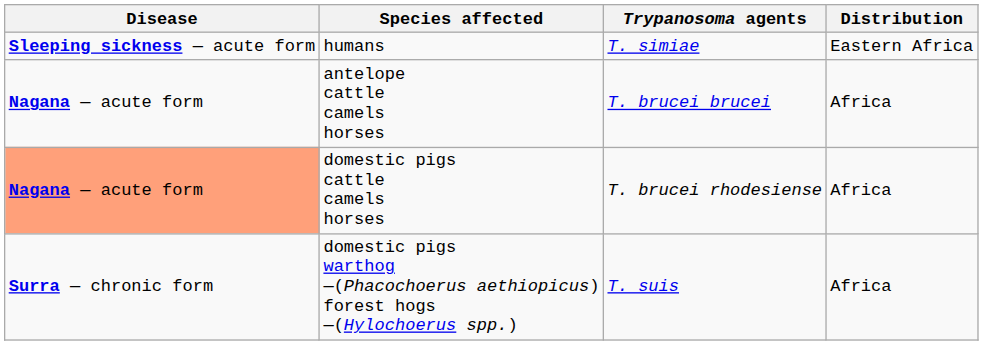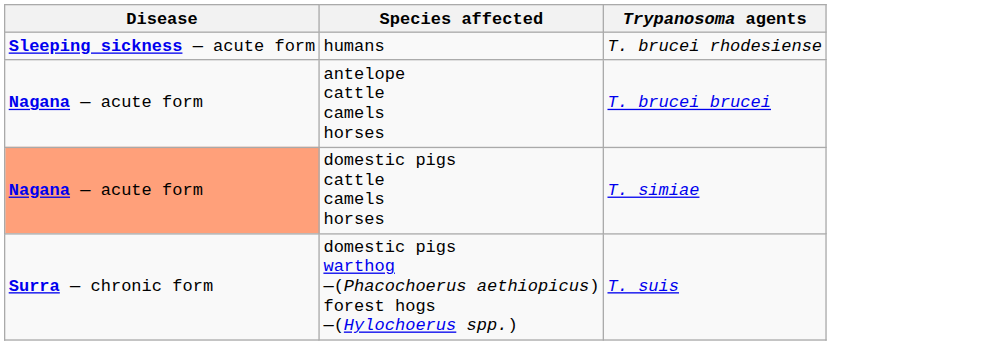- column: (902, 19)
(653, 46) T. simiae -> (715, 46) T. brucei rhodesiense
(715, 190) T. brucei rhodesiense -> (653, 190) T. simiae
